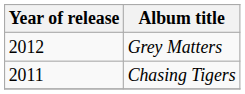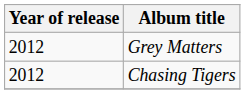(26, 74) 2011 -> (26, 74) 2012
